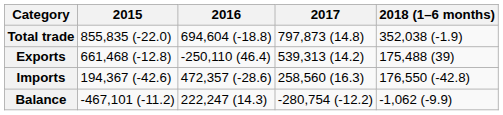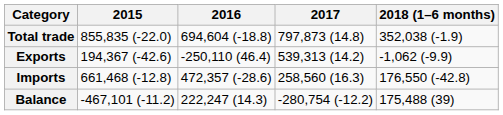(126, 57) 661,468 (-12.8) -> (126, 57) 194,367 (-42.6)
(417, 57) 175,488 (39) -> (416, 57) -1,062 (-9.9)
(126, 78) 194,367 (-42.6) -> (126, 78) 661,468 (-12.8)
(416, 99) -1,062 (-9.9) -> (417, 99) 175,488 (39)
